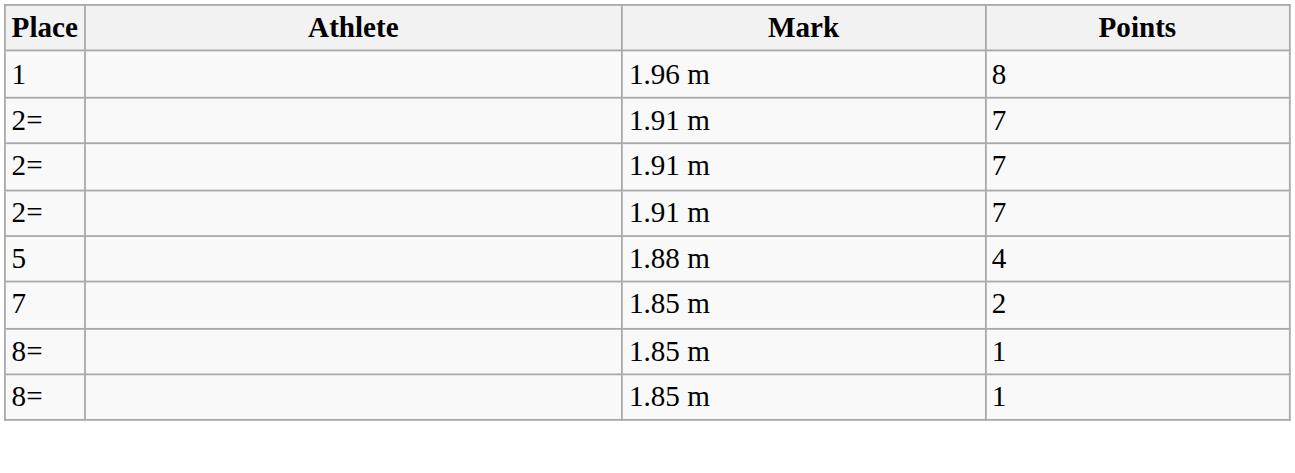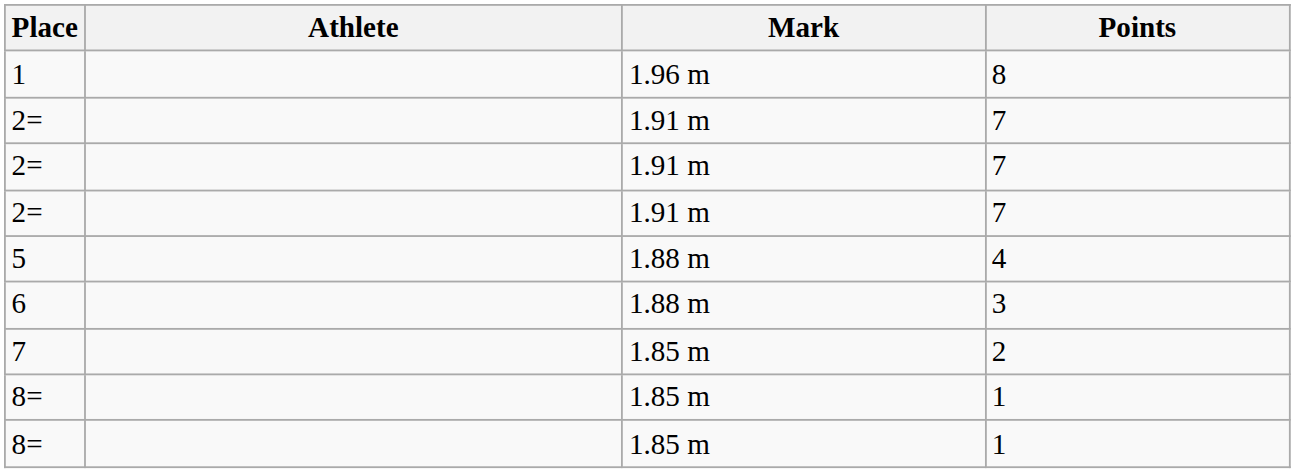+ row: (19, 304)
